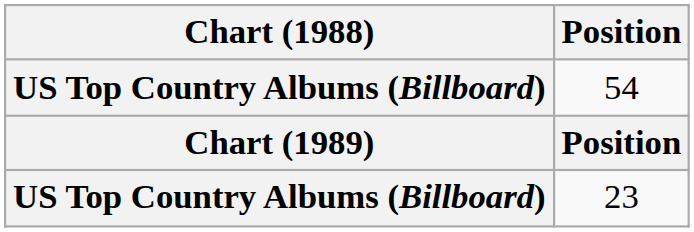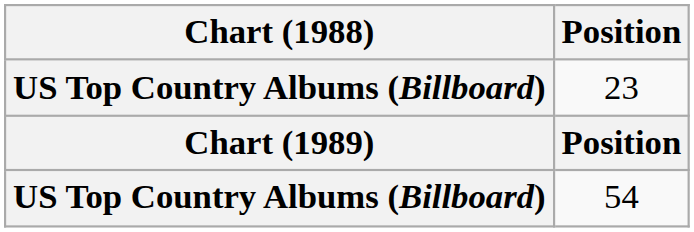rows swapped: (621, 87) <-> (621, 197)
